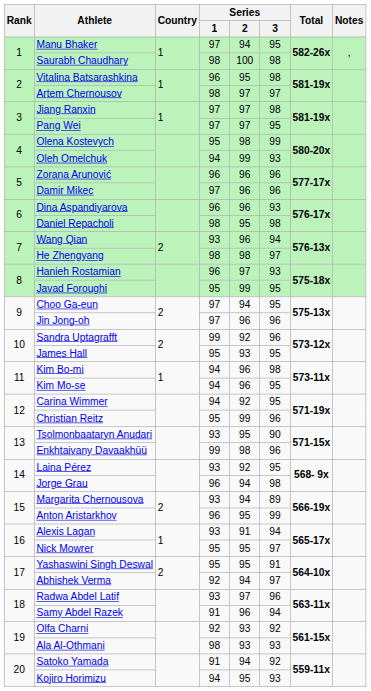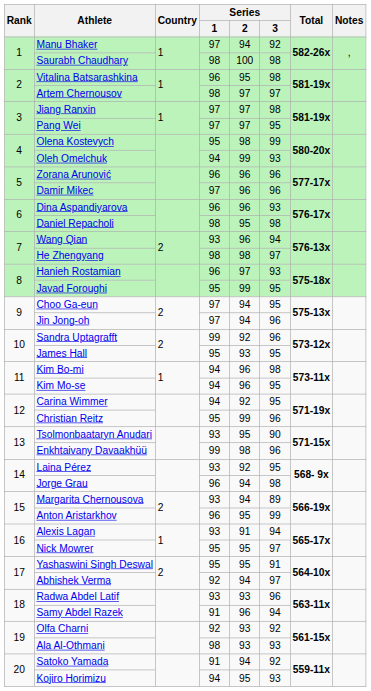(275, 45) 95 -> (275, 45) 92
(245, 321) 96 -> (245, 321) 94
(245, 597) 97 -> (245, 597) 93
